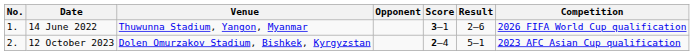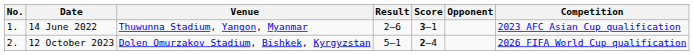columns swapped: (398, 12) <-> (476, 12)
(592, 28) 2026 FIFA World Cup qualification -> (589, 28) 2023 AFC Asian Cup qualification
(589, 43) 2023 AFC Asian Cup qualification -> (592, 43) 2026 FIFA World Cup qualification
